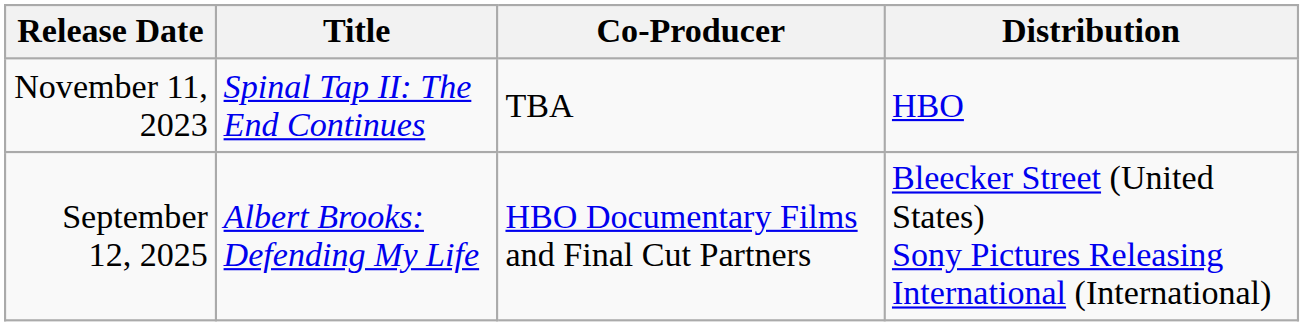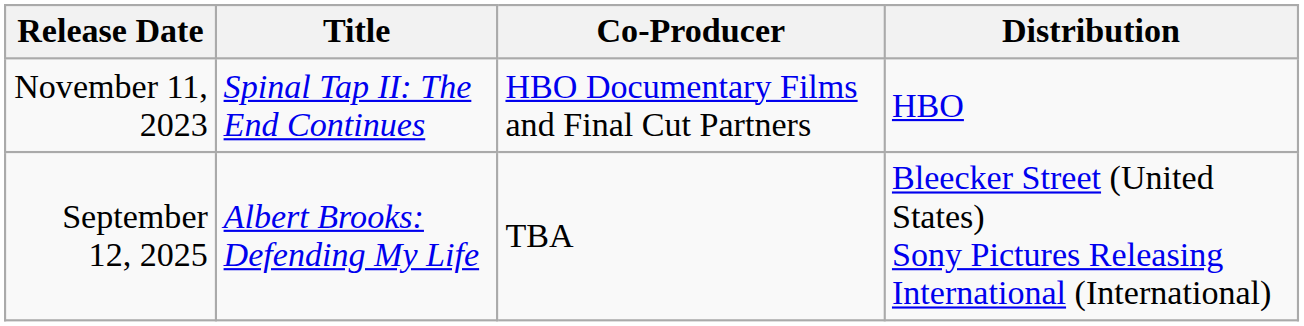(540, 104) TBA -> (682, 104) HBO Documentary Films and Final Cut Partners
(682, 235) HBO Documentary Films and Final Cut Partners -> (540, 235) TBA
